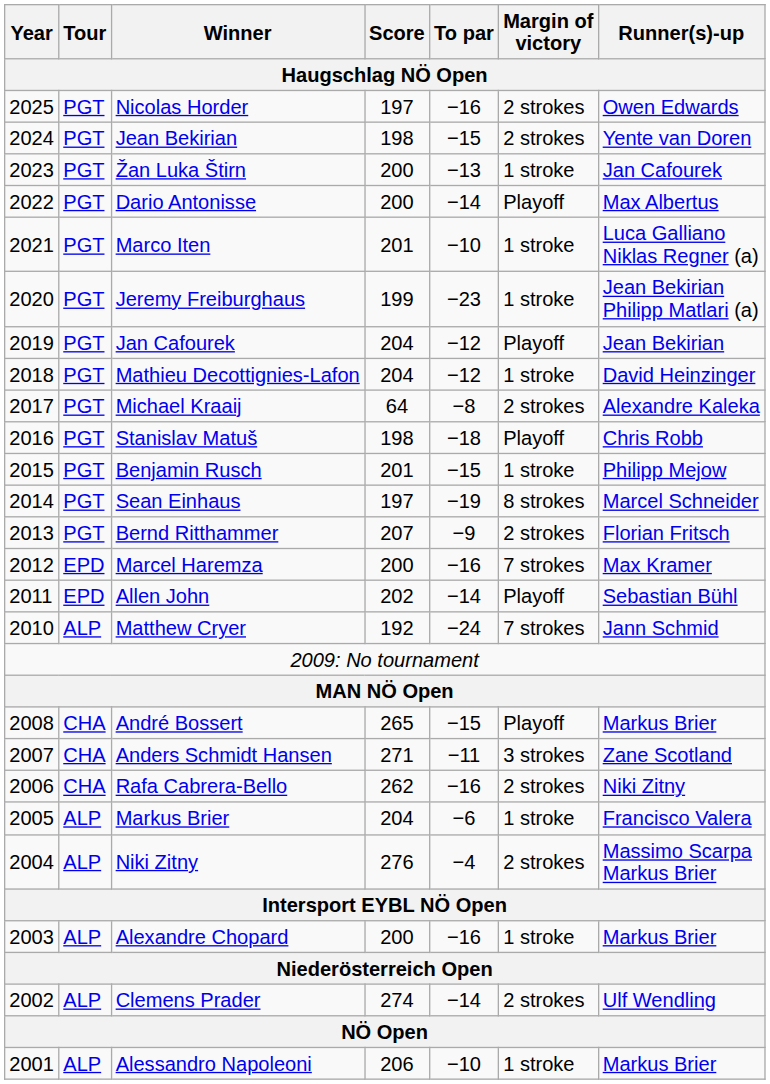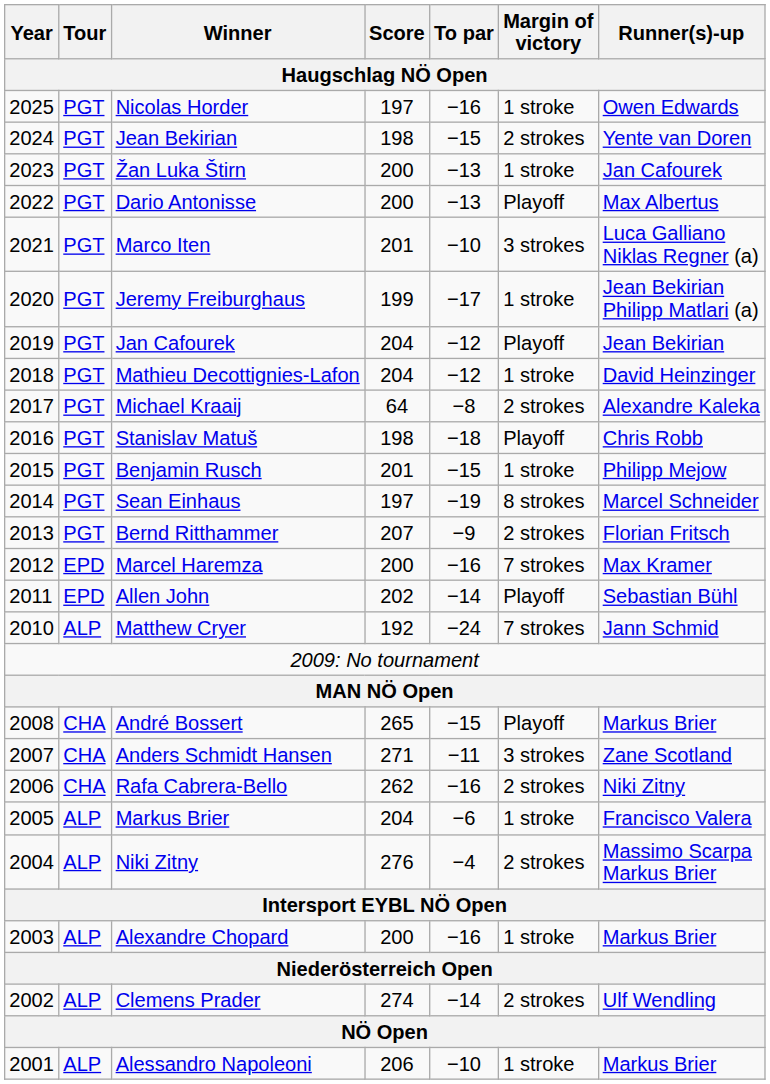(544, 107) 2 strokes -> (539, 107) 1 stroke
(464, 202) −14 -> (464, 202) −13
(539, 245) 1 stroke -> (544, 245) 3 strokes
(464, 299) −23 -> (464, 299) −17
